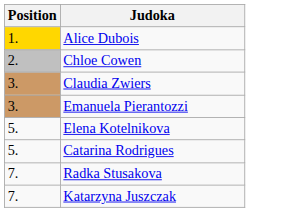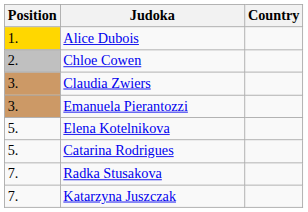+ column: (274, 15)
